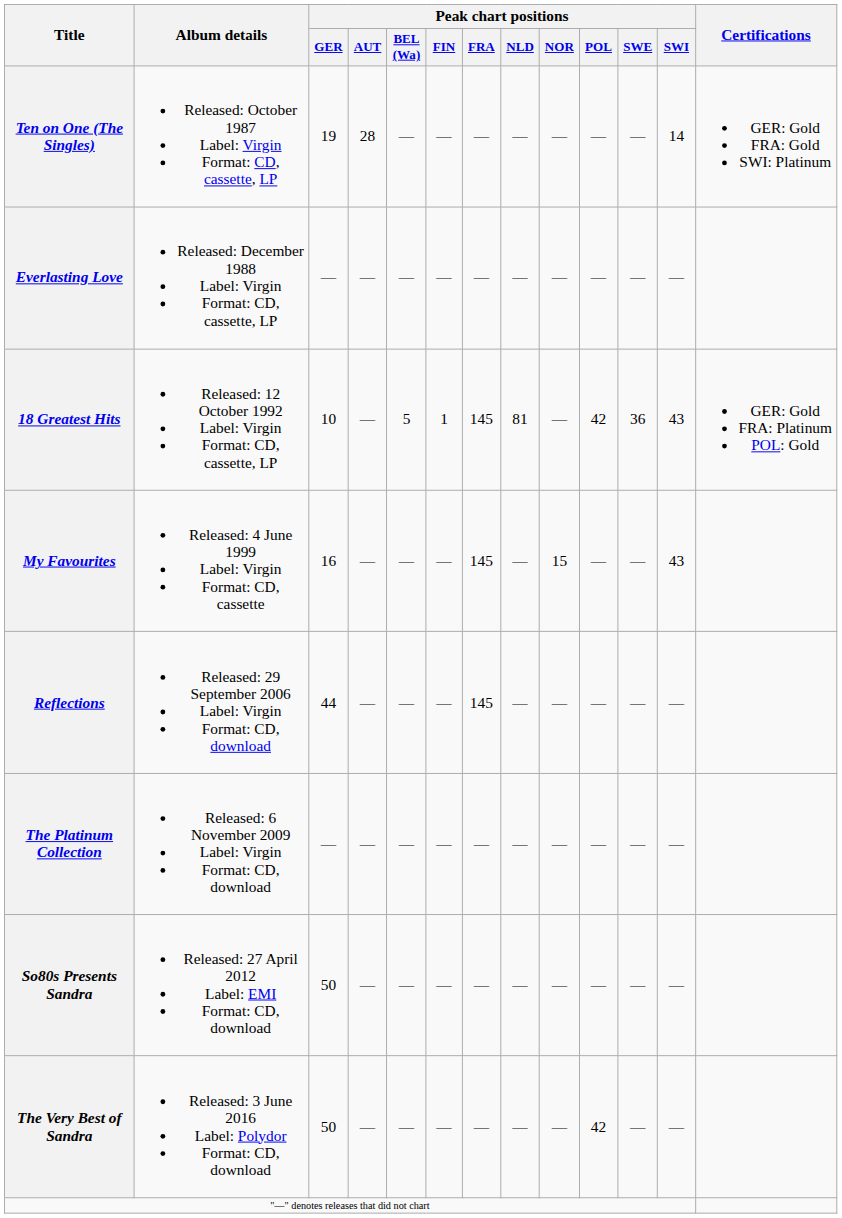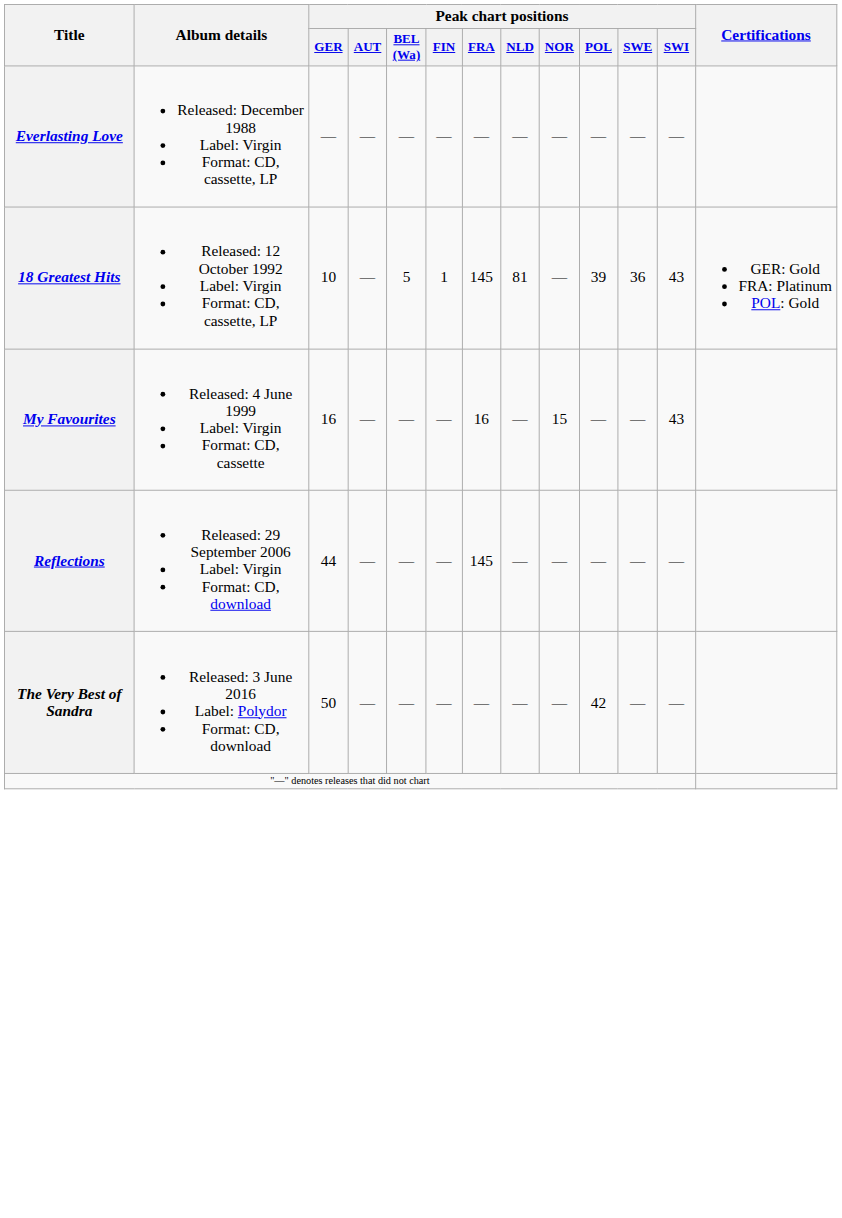- row: (69, 136)
(599, 419) 42 -> (599, 277) 39
(481, 560) 145 -> (481, 419) 16
- row: (69, 843)
- row: (69, 985)
